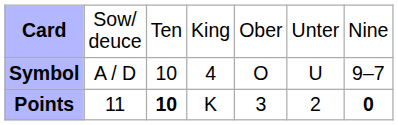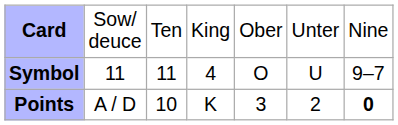(115, 73) A / D -> (115, 73) 11
(166, 73) 10 -> (166, 73) 11
(115, 104) 11 -> (115, 104) A / D
(166, 104) bold -> (166, 104) normal
